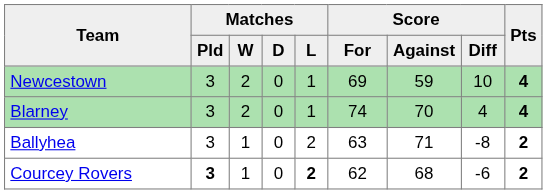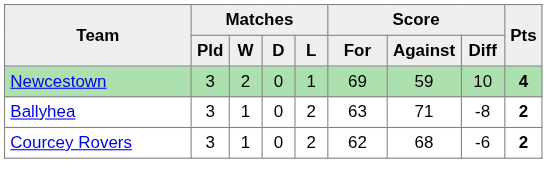- row: (39, 112)
(210, 173) bold -> (210, 142) normal
(311, 173) bold -> (311, 142) normal
